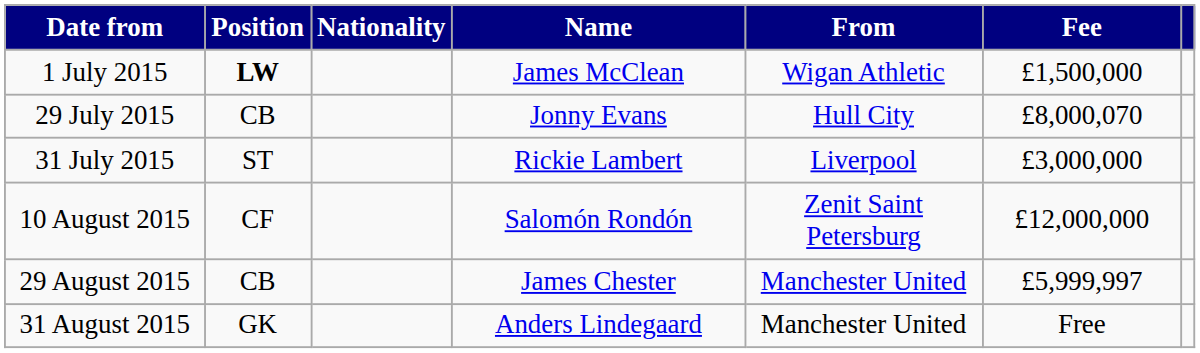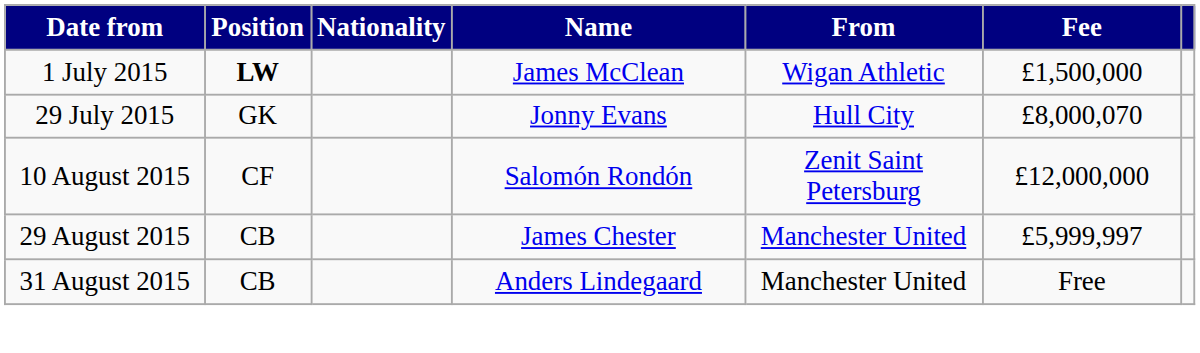(258, 115) CB -> (258, 115) GK
- row: (105, 160)
(258, 325) GK -> (258, 280) CB
